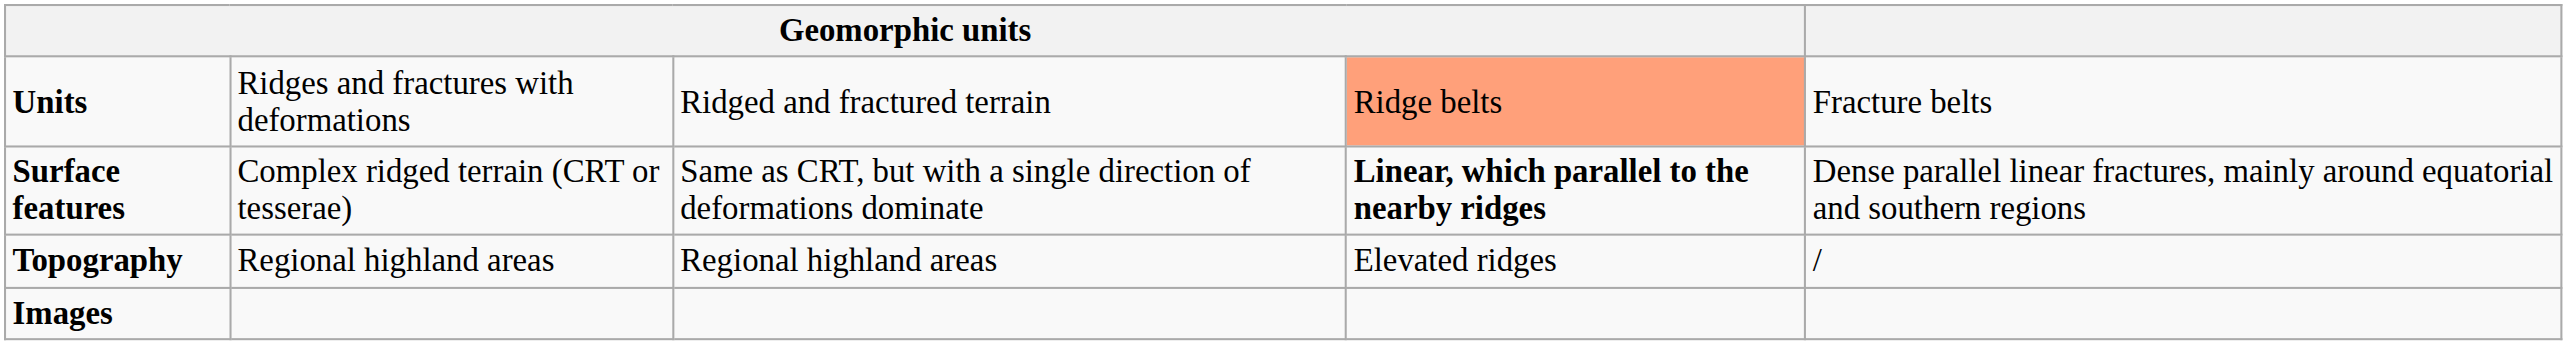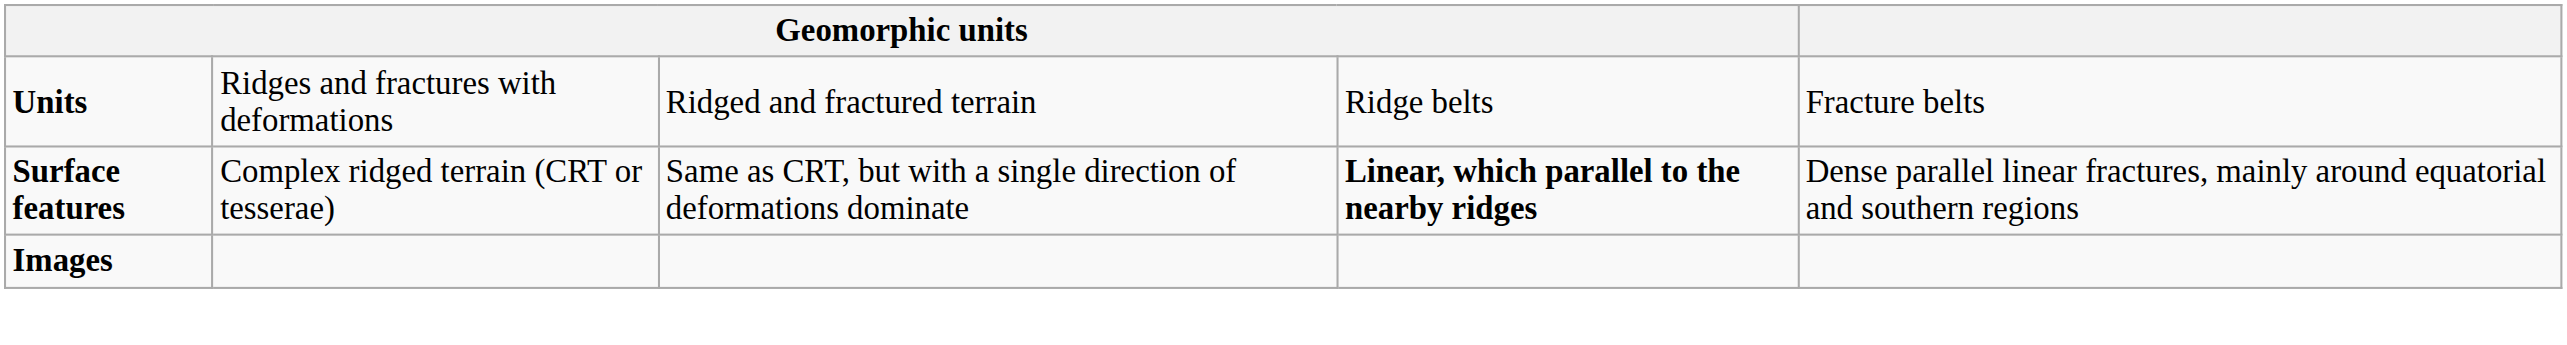(1428, 100) lightsalmon background -> (1419, 100) no background
- row: (98, 260)
